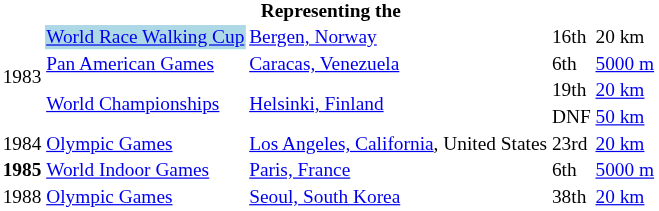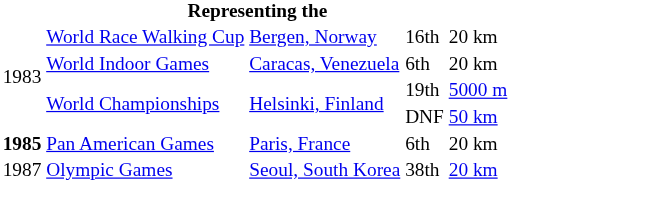(145, 37) lightblue background -> (145, 37) no background
(130, 63) Pan American Games -> (128, 63) World Indoor Games
(625, 63) 5000 m -> (473, 63) 20 km
(620, 90) 20 km -> (478, 90) 5000 m
- row: (398, 143)
(128, 170) World Indoor Games -> (130, 143) Pan American Games
(625, 170) 5000 m -> (473, 143) 20 km
(22, 196) 1988 -> (22, 170) 1987
